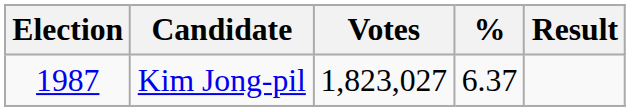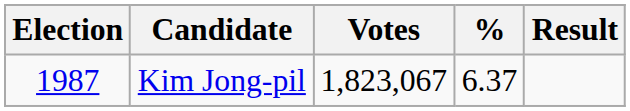(384, 79) 1,823,027 -> (384, 79) 1,823,067
